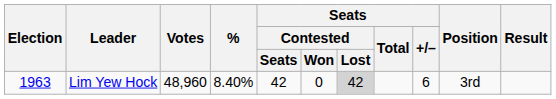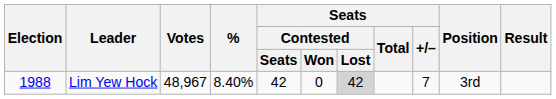(35, 82) 1963 -> (35, 82) 1988
(185, 82) 48,960 -> (185, 82) 48,967
(426, 82) 6 -> (426, 82) 7
